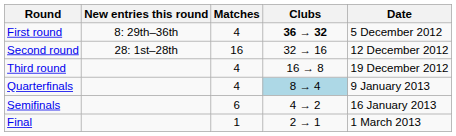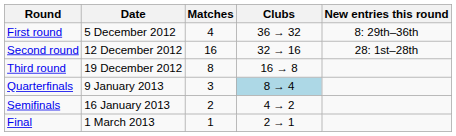columns swapped: (400, 14) <-> (146, 14)
(305, 32) bold -> (279, 32) normal
(237, 68) 4 -> (211, 68) 8
(237, 87) 4 -> (211, 87) 3
(237, 105) 6 -> (211, 105) 2
